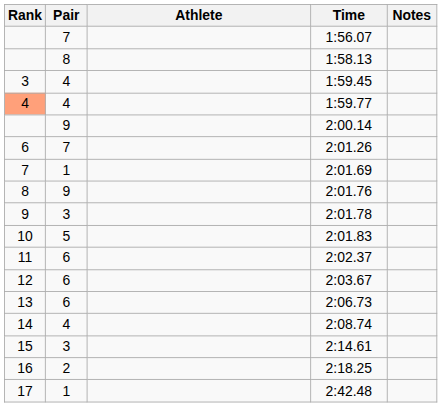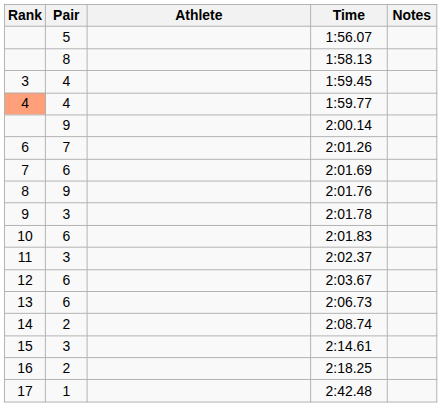(66, 37) 7 -> (66, 37) 5
(66, 170) 1 -> (66, 170) 6
(66, 236) 5 -> (66, 236) 6
(66, 258) 6 -> (66, 258) 3
(66, 324) 4 -> (66, 324) 2
